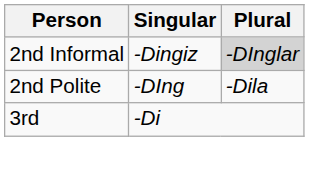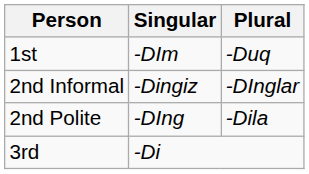+ row: (23, 53)
(262, 53) lightgrey background -> (262, 86) no background
